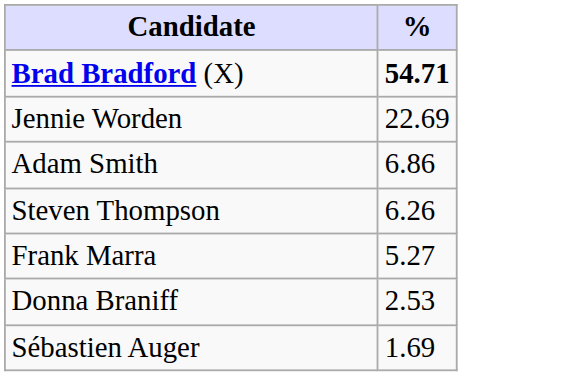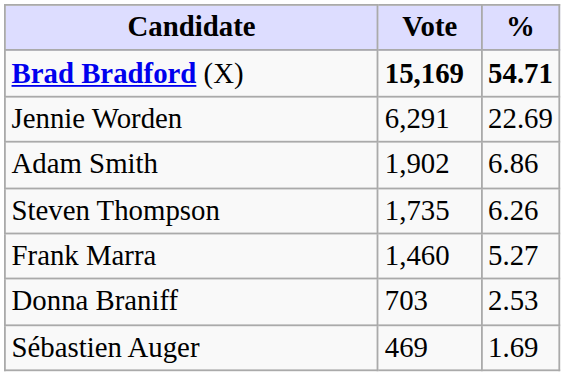+ column: (430, 27)
